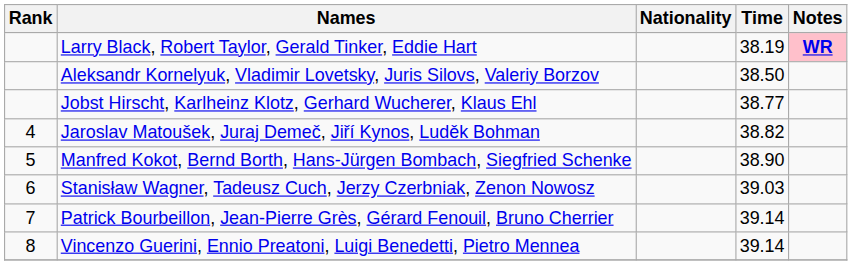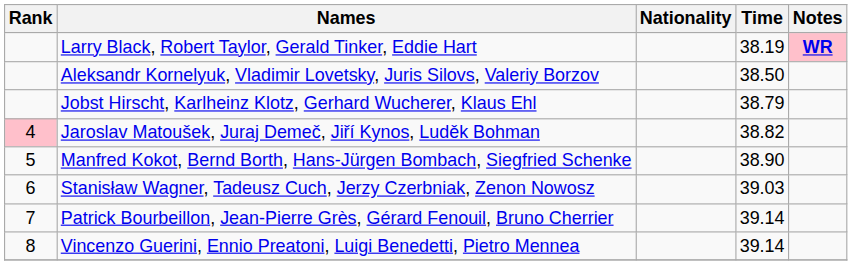(762, 103) 38.77 -> (762, 103) 38.79
(31, 132) no background -> (31, 132) pink background
